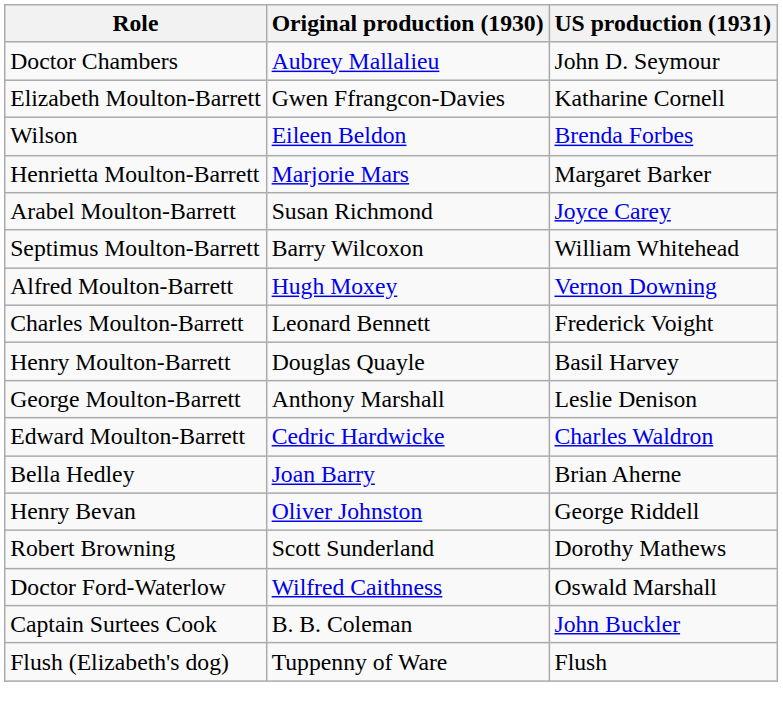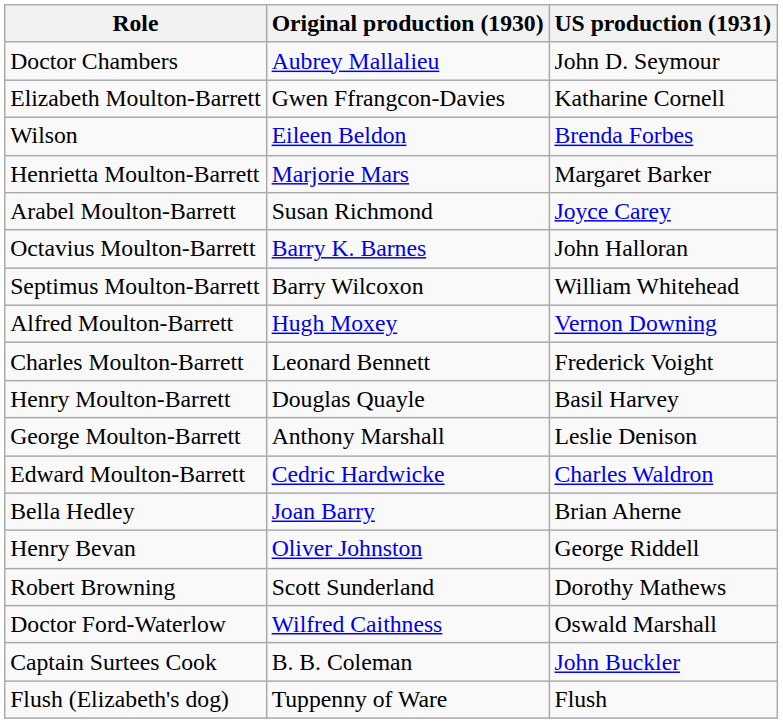+ row: (133, 248)
